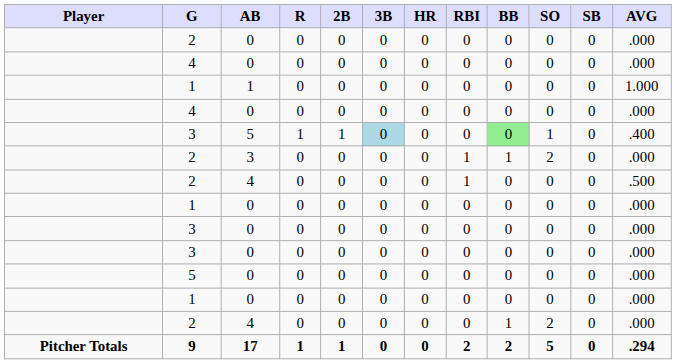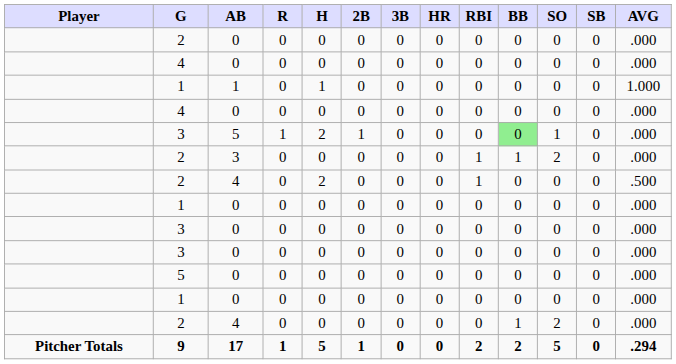+ column: (322, 16)
(383, 134) lightblue background -> (400, 134) no background
(642, 134) .400 -> (643, 134) .000
